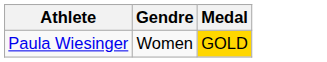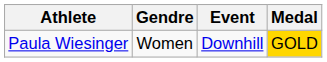+ column: (232, 17)
